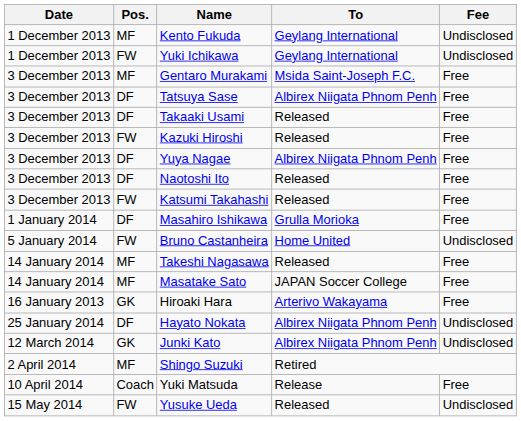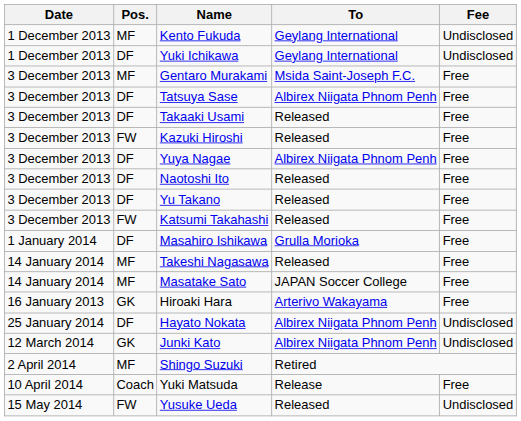(126, 55) FW -> (125, 55) DF
+ row: (190, 199)
- row: (214, 240)
